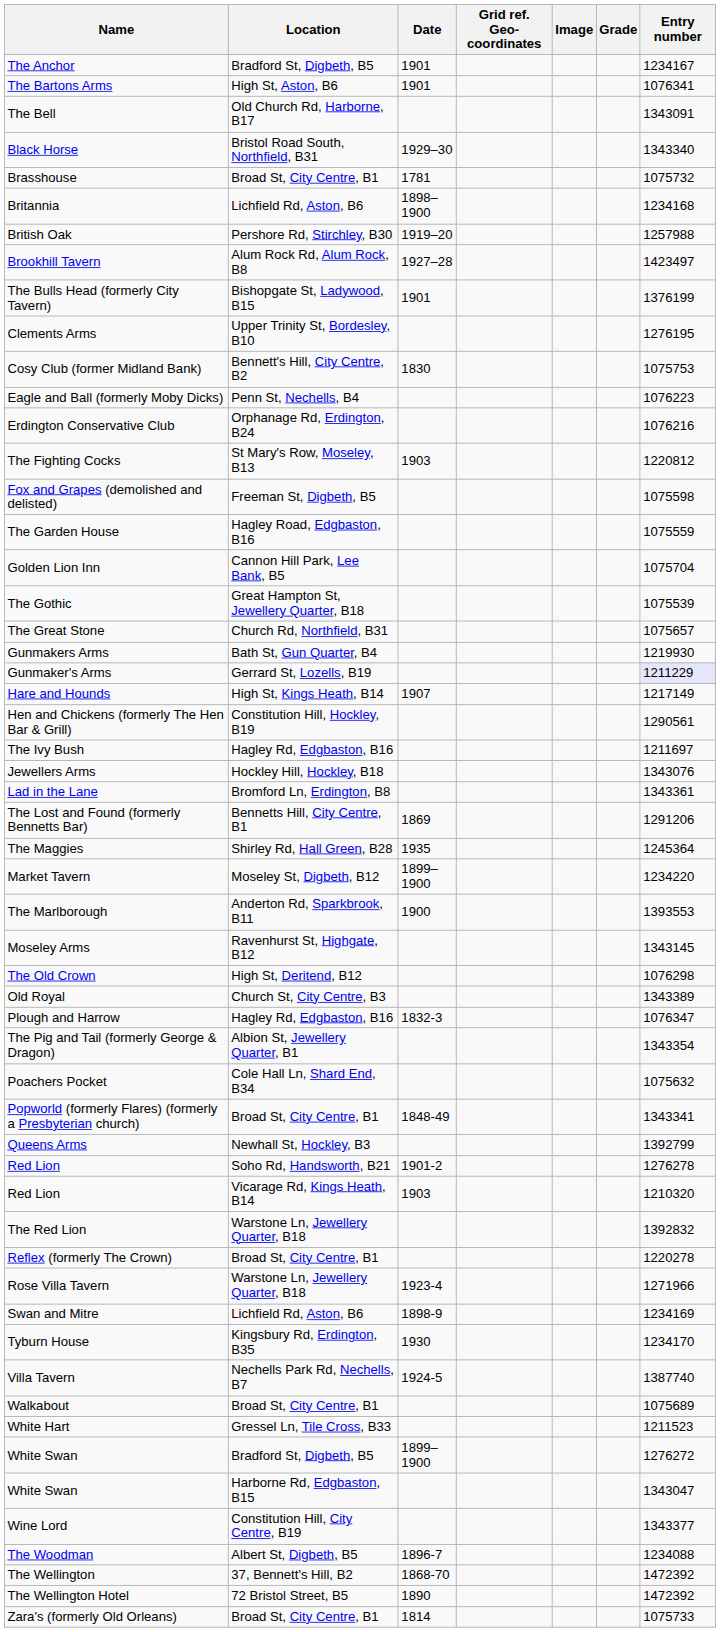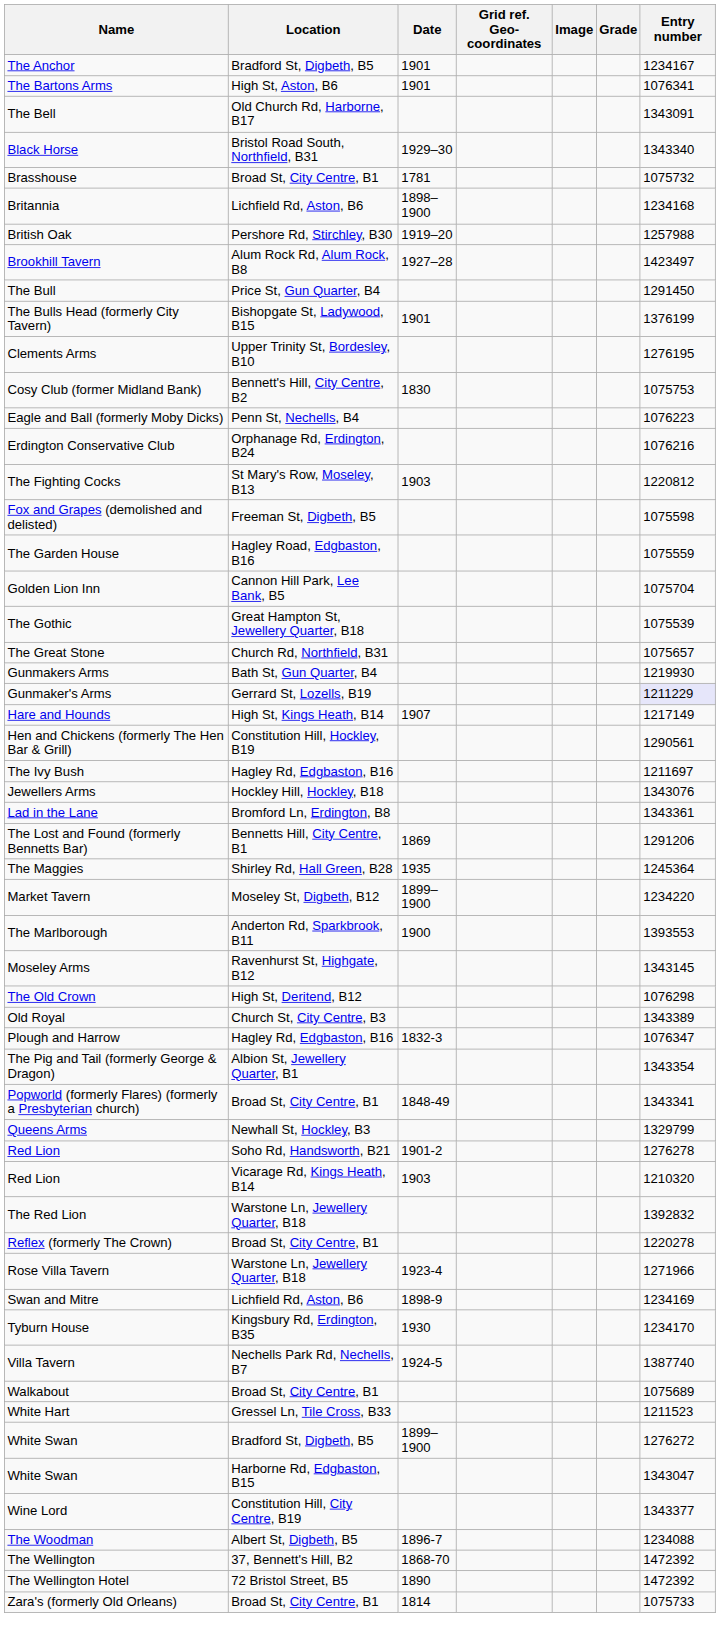+ row: (32, 290)
- row: (57, 1081)
(669, 1145) 1392799 -> (669, 1130) 1329799
